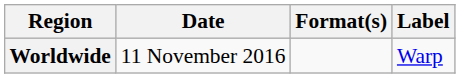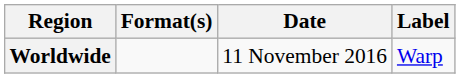columns swapped: (203, 21) <-> (341, 21)
